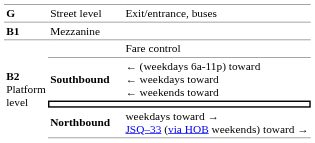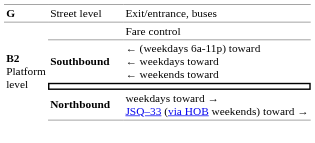- row: (75, 31)
